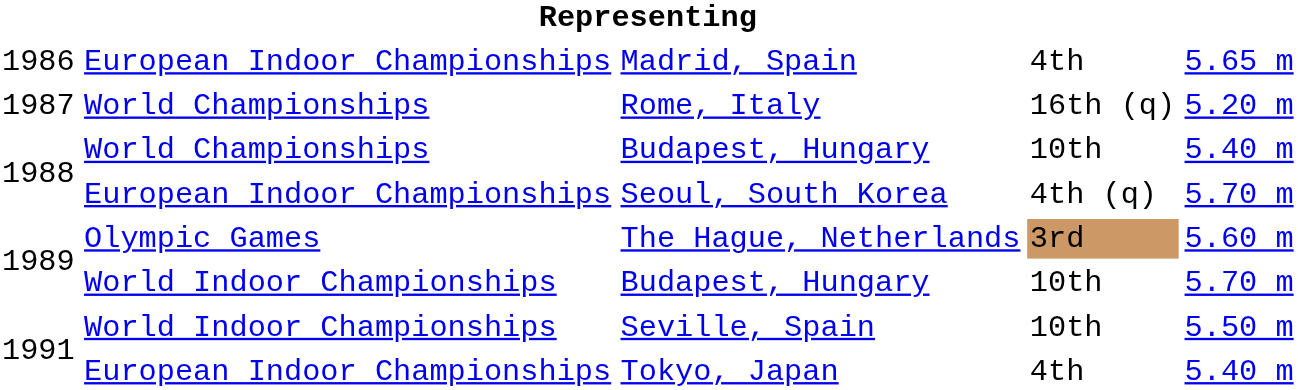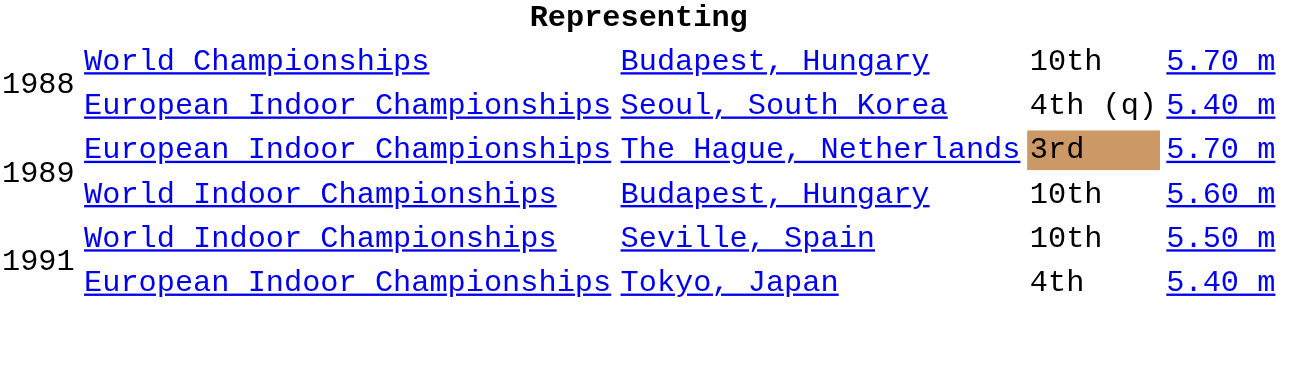- row: (38, 62)
- row: (38, 106)
(1239, 150) 5.40 m -> (1221, 62) 5.70 m
(1239, 195) 5.70 m -> (1221, 106) 5.40 m
(202, 239) Olympic Games -> (348, 150) European Indoor Championships
(1239, 239) 5.60 m -> (1221, 150) 5.70 m
(1239, 283) 5.70 m -> (1221, 195) 5.60 m
